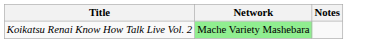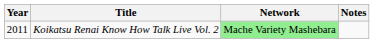+ column: (18, 13)
